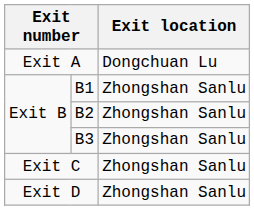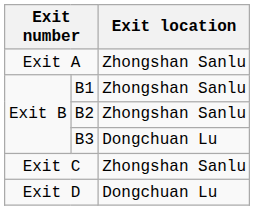(160, 62) Dongchuan Lu -> (174, 62) Zhongshan Sanlu
(174, 140) Zhongshan Sanlu -> (160, 140) Dongchuan Lu
(174, 192) Zhongshan Sanlu -> (160, 192) Dongchuan Lu
